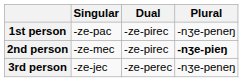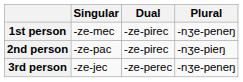(92, 31) -ze-pac -> (94, 31) -ze-mec
(94, 49) -ze-mec -> (92, 49) -ze-pac
(202, 49) bold -> (201, 49) normal
